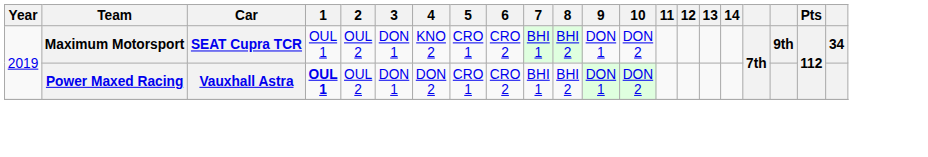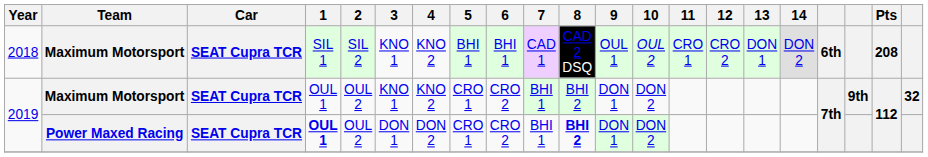+ row: (23, 52)
(394, 44) DON 1 -> (394, 96) KNO 1
(837, 44) 34 -> (912, 96) 32
(246, 81) Vauxhall Astra -> (246, 133) SEAT Cupra TCR
(568, 81) normal -> (577, 133) bold
